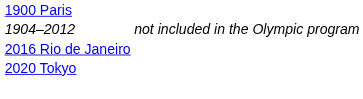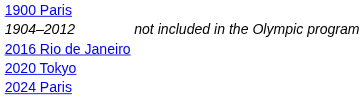+ row: (38, 88)
